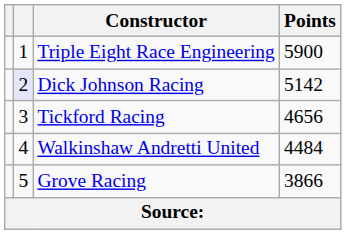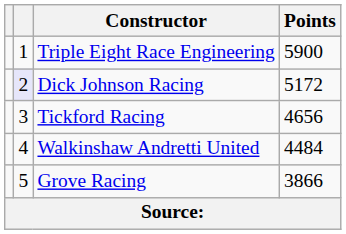(303, 84) 5142 -> (303, 84) 5172
